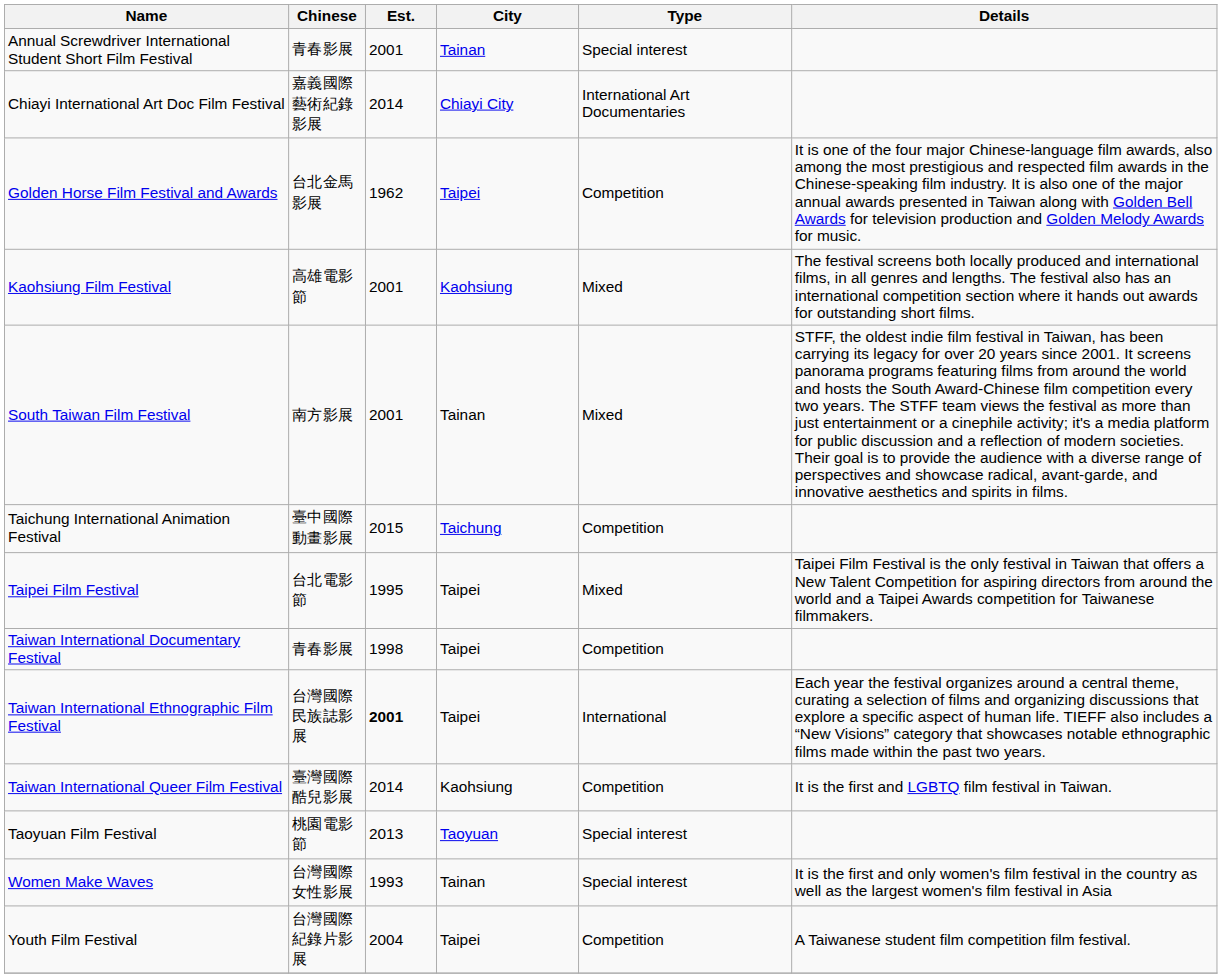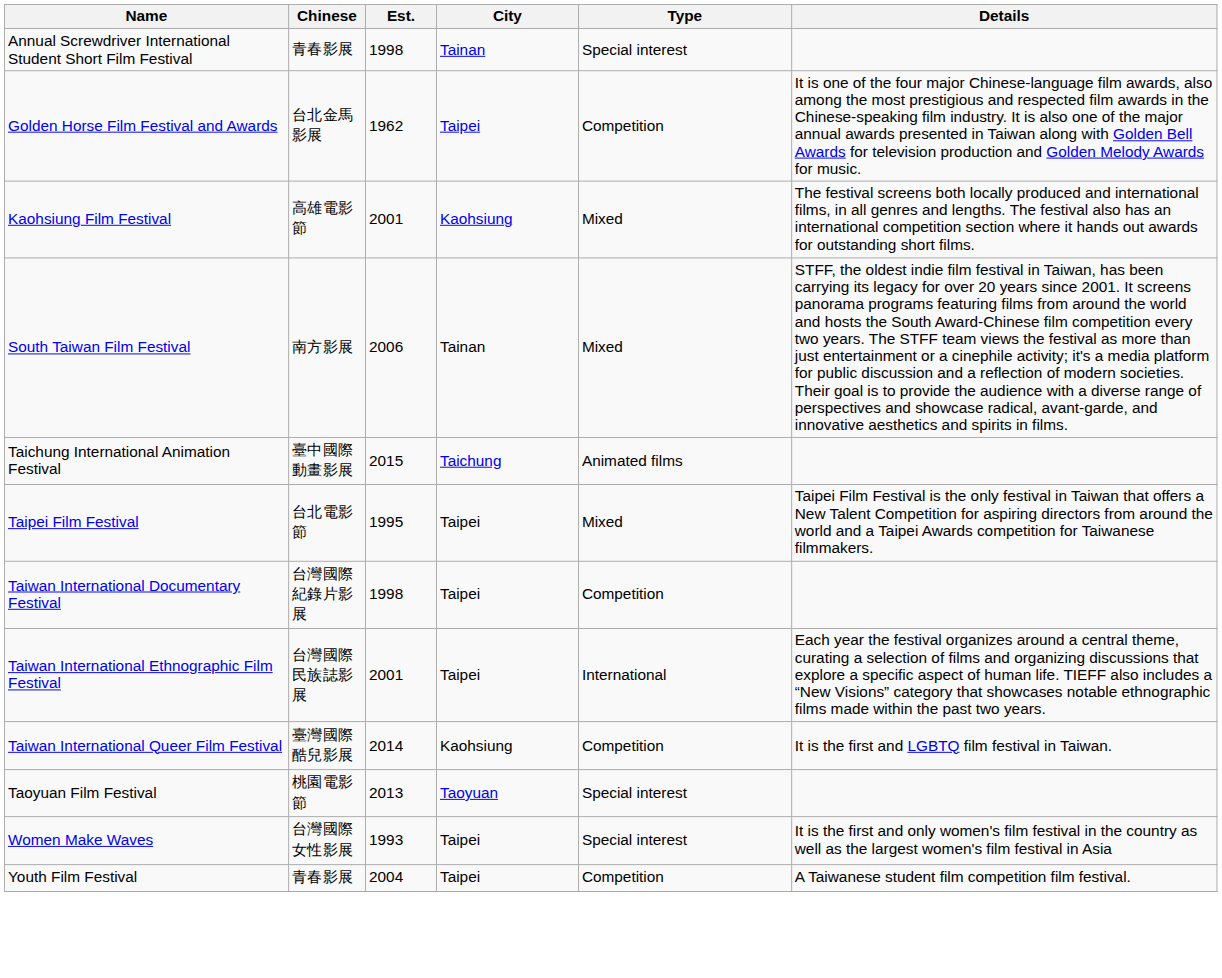(386, 49) 2001 -> (386, 49) 1998
- row: (146, 104)
(386, 414) 2001 -> (386, 347) 2006
(623, 528) Competition -> (632, 461) Animated films
(323, 648) 青春影展 -> (323, 594) 台灣國際紀錄片影展
(386, 716) bold -> (386, 675) normal
(463, 882) Tainan -> (460, 840) Taipei
(323, 939) 台灣國際紀錄片影展 -> (323, 877) 青春影展
